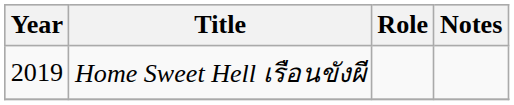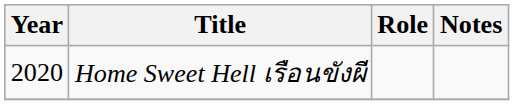(37, 72) 2019 -> (37, 72) 2020
